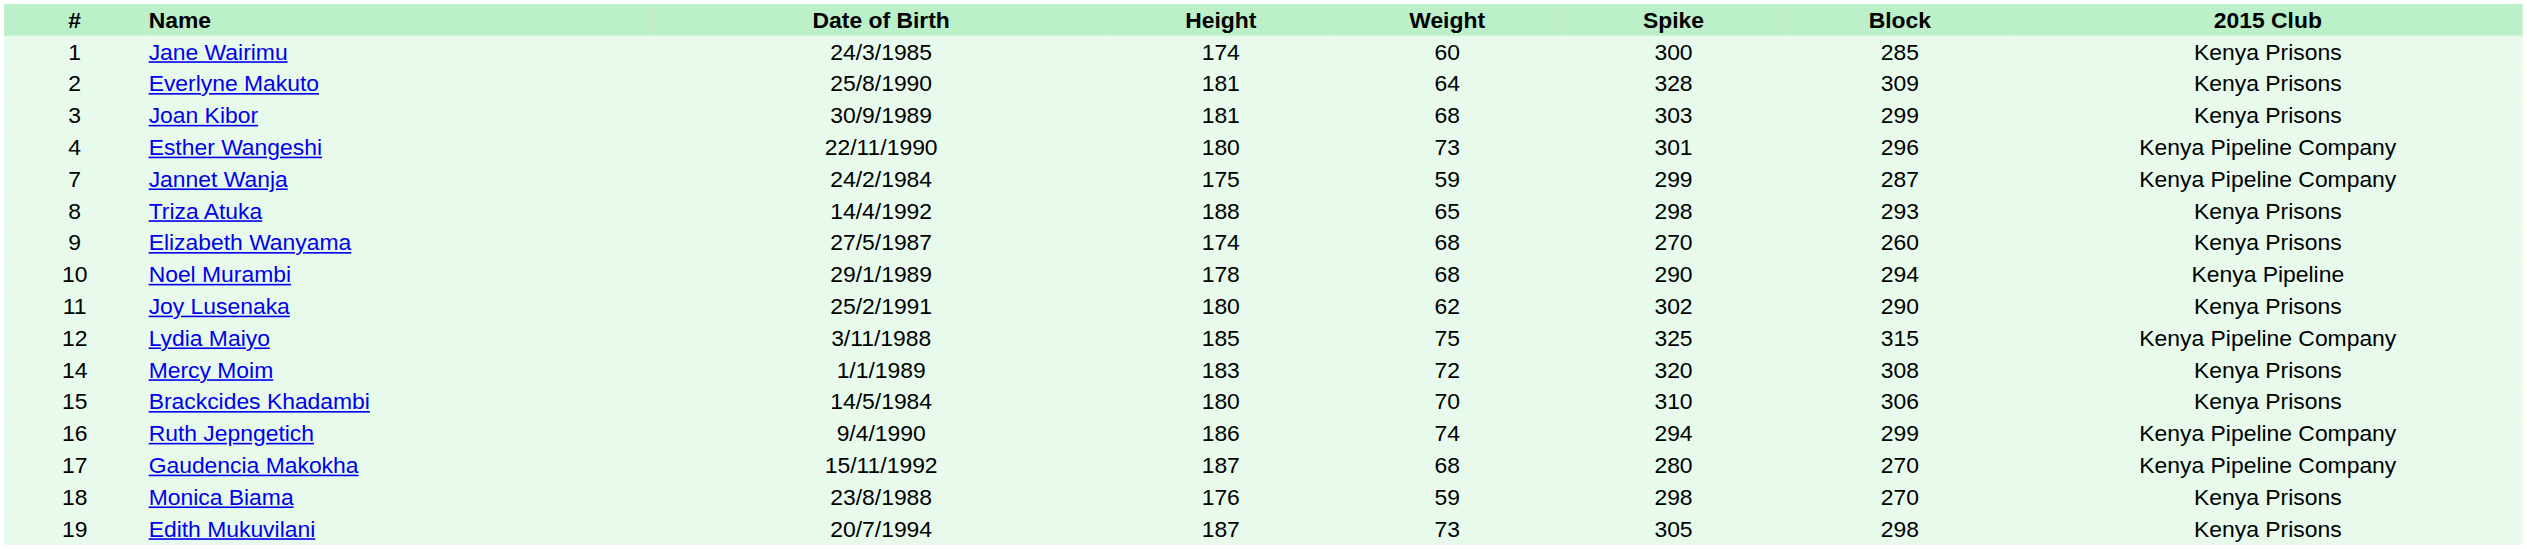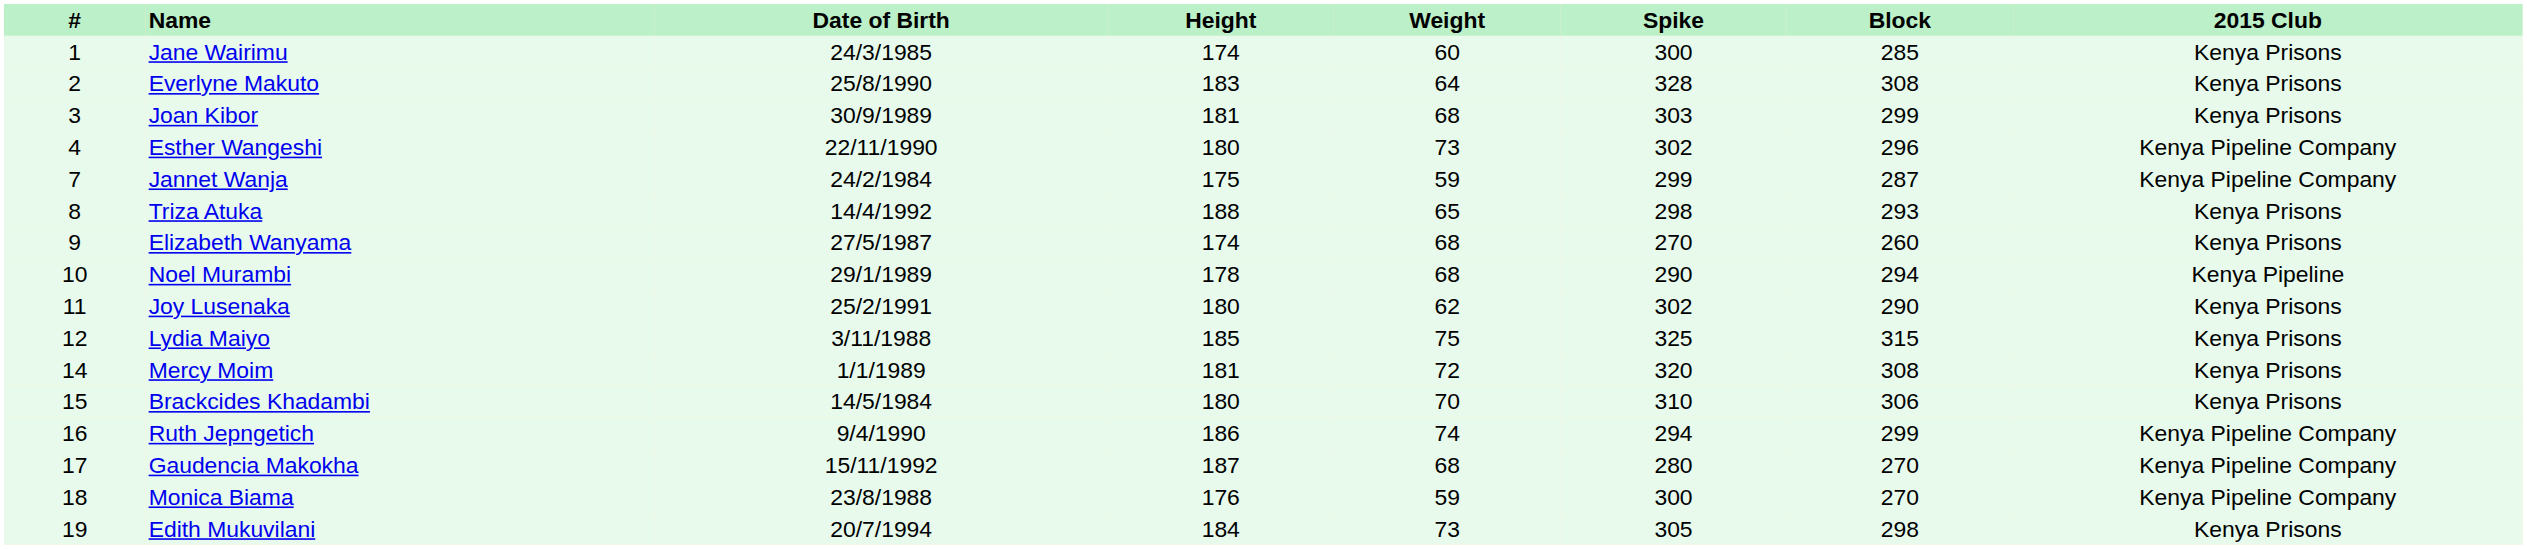(1221, 84) 181 -> (1221, 84) 183
(1900, 84) 309 -> (1900, 84) 308
(1674, 147) 301 -> (1674, 147) 302
(2268, 338) Kenya Pipeline Company -> (2268, 338) Kenya Prisons
(1221, 370) 183 -> (1221, 370) 181
(1674, 497) 298 -> (1674, 497) 300
(2268, 497) Kenya Prisons -> (2268, 497) Kenya Pipeline Company
(1221, 529) 187 -> (1221, 529) 184
